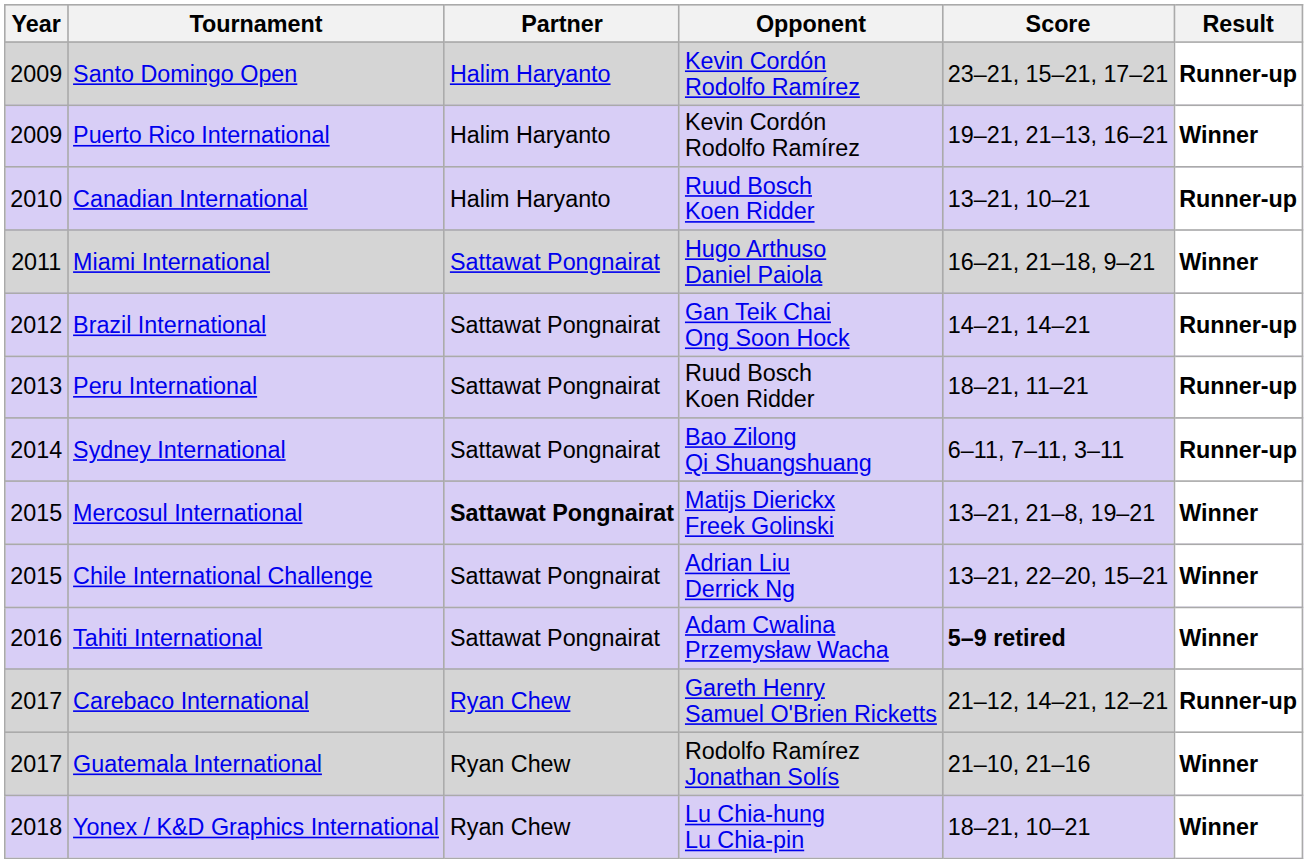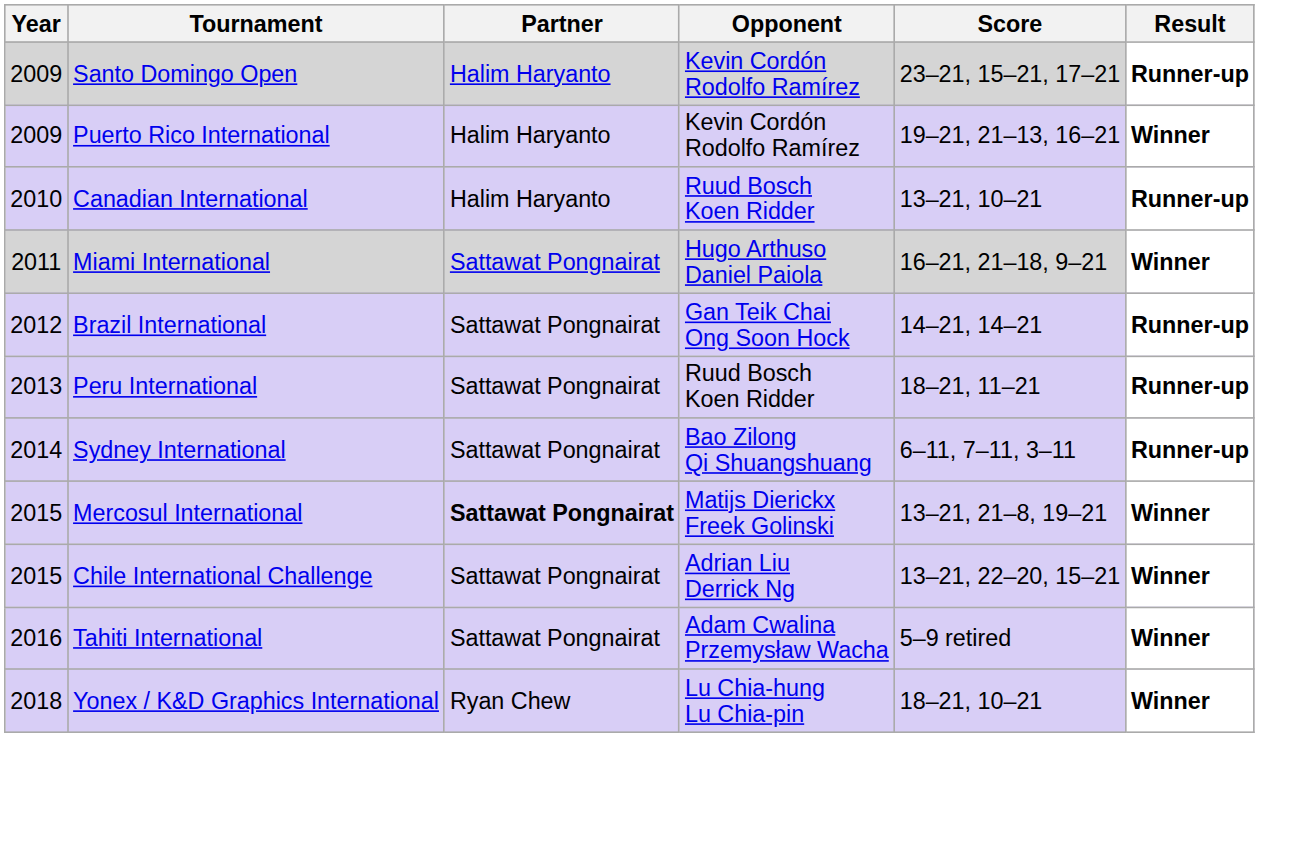(1007, 638) bold -> (955, 638) normal
- row: (191, 701)
- row: (198, 764)
